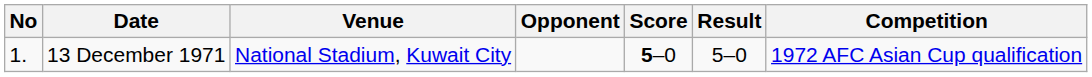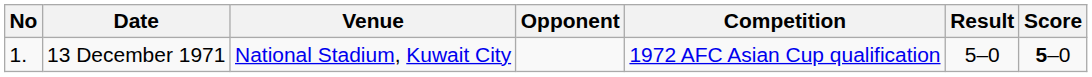columns swapped: (659, 21) <-> (927, 21)
